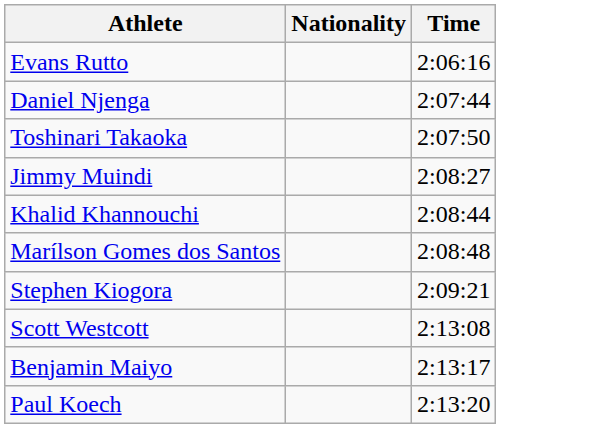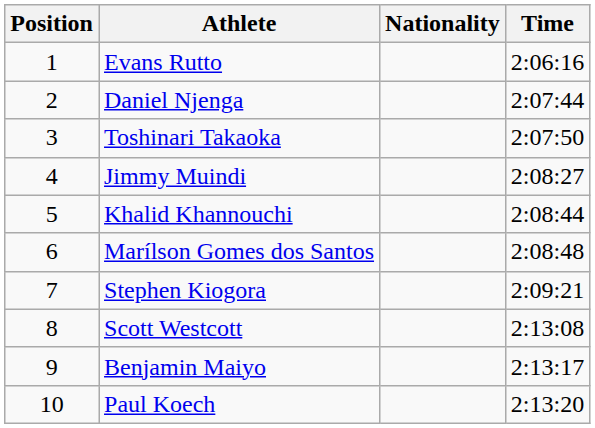+ column: (52, 23)
